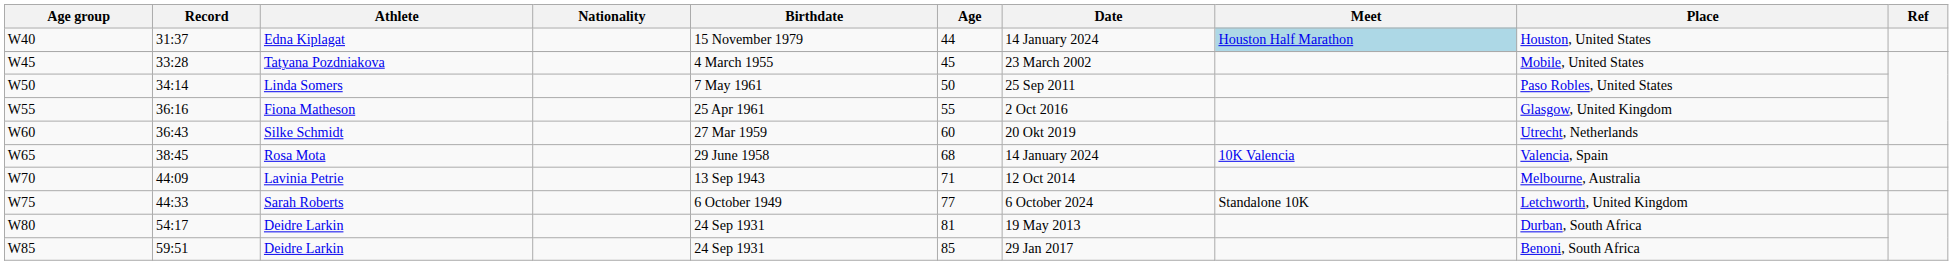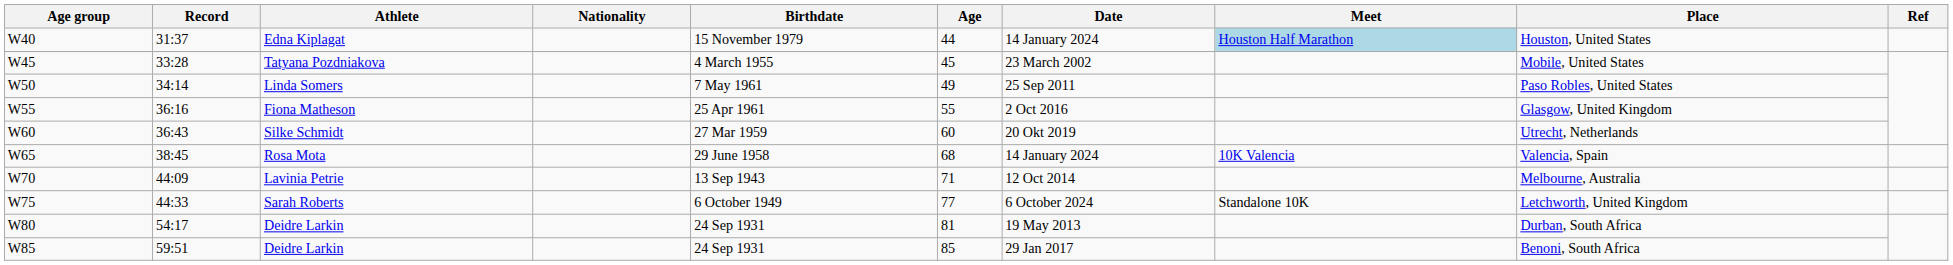(948, 86) 50 -> (948, 86) 49
